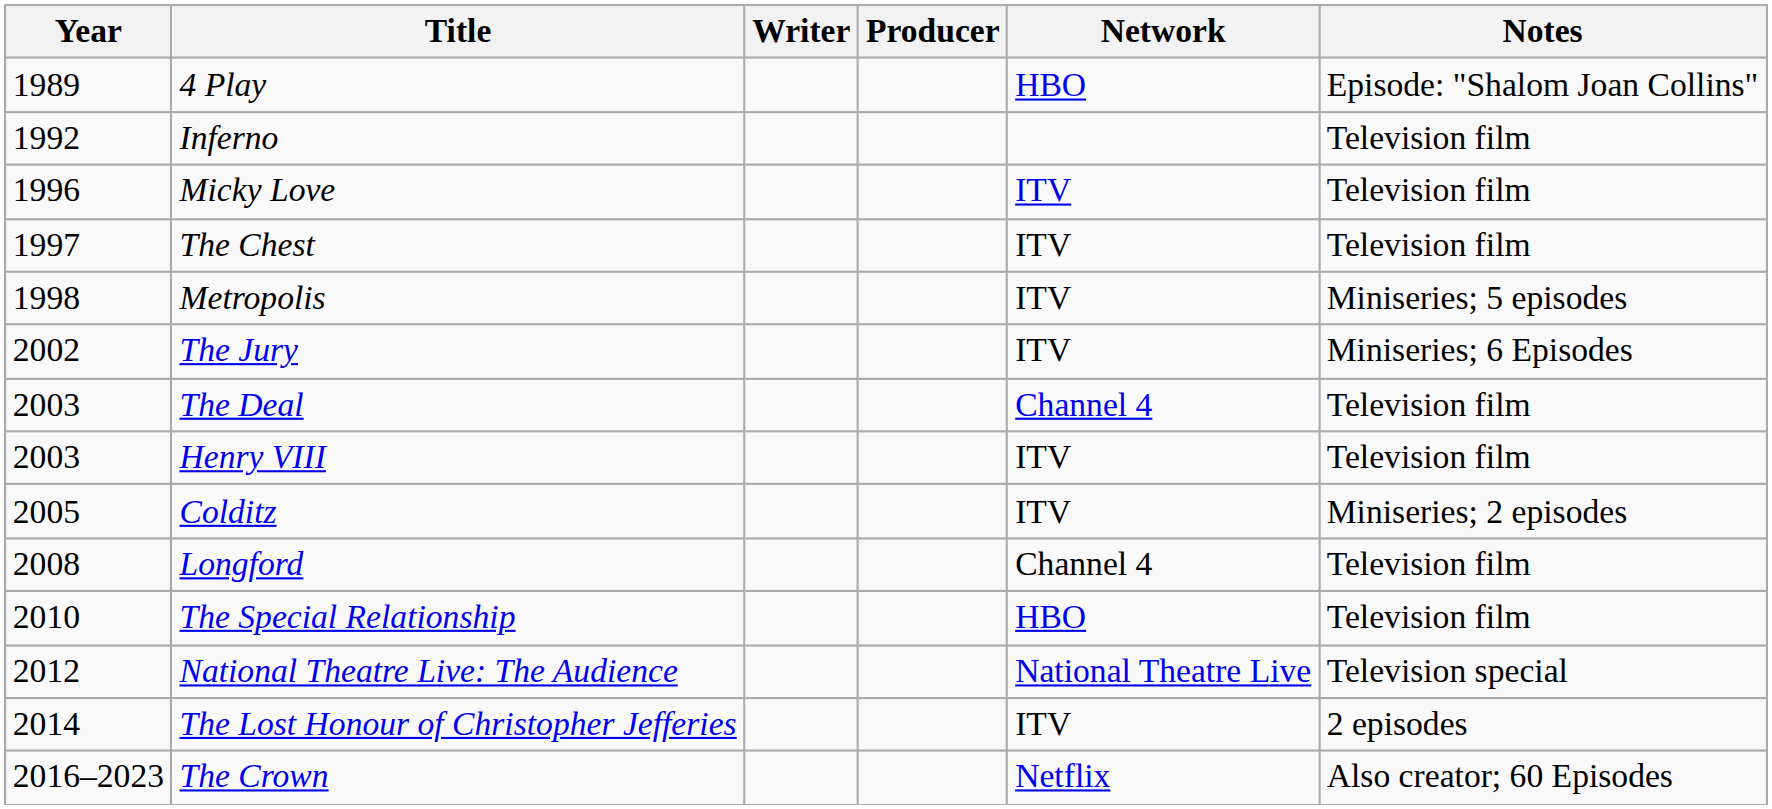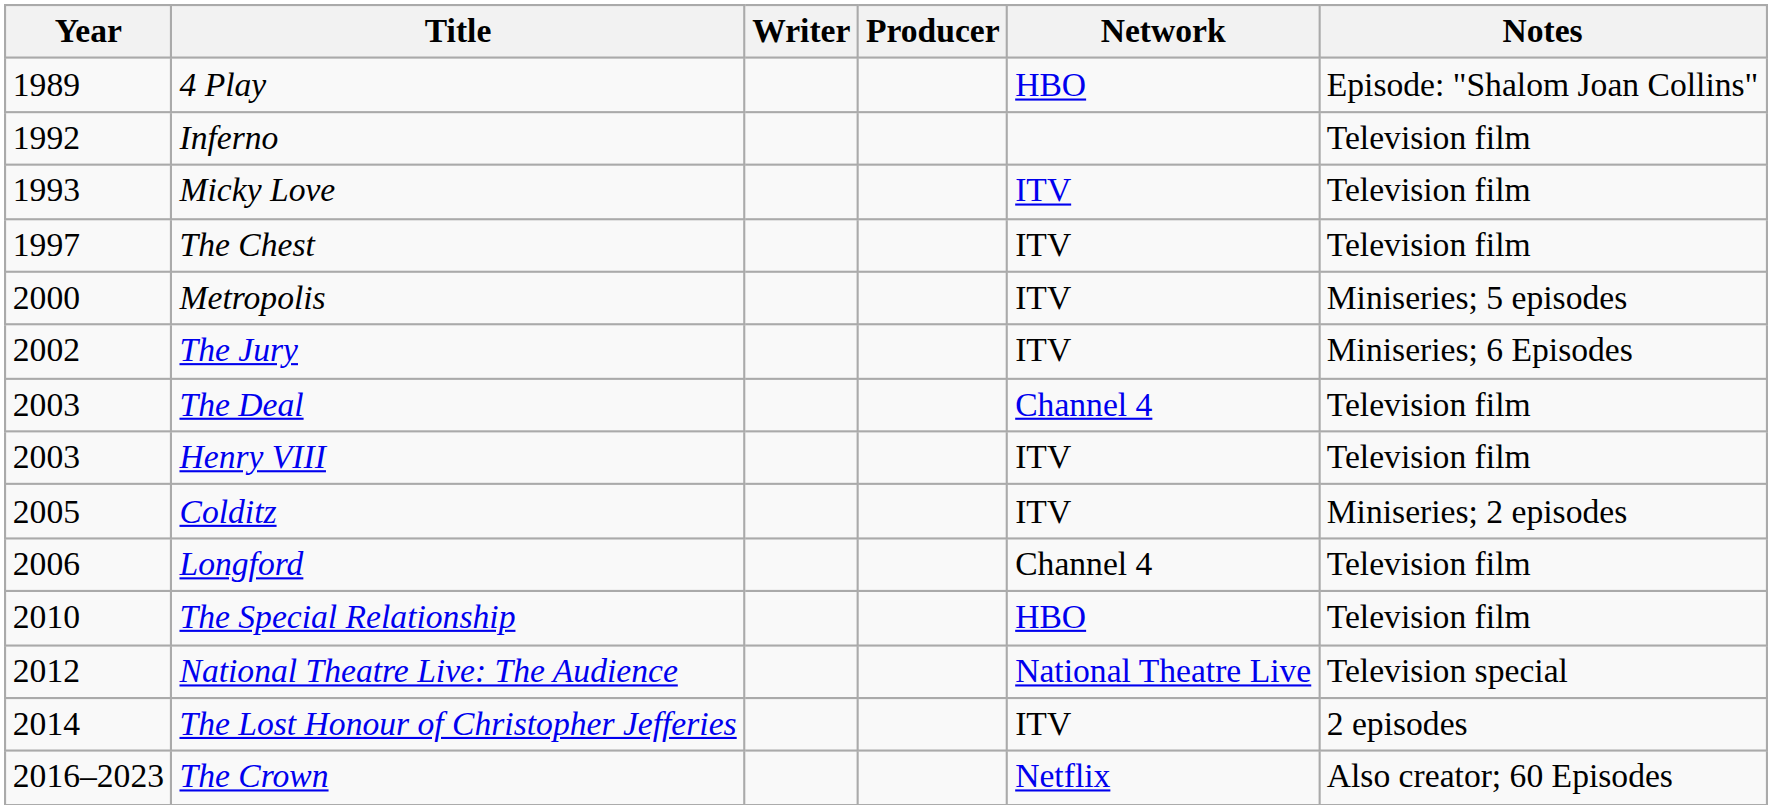(46, 191) 1996 -> (46, 191) 1993
(46, 297) 1998 -> (46, 297) 2000
(46, 564) 2008 -> (46, 564) 2006
